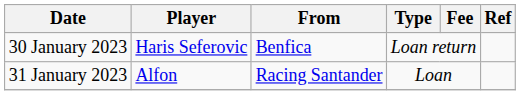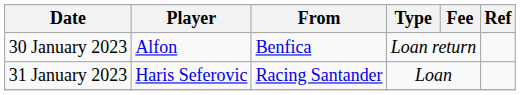(191, 47) Haris Seferovic -> (156, 47) Alfon
(156, 75) Alfon -> (191, 75) Haris Seferovic
